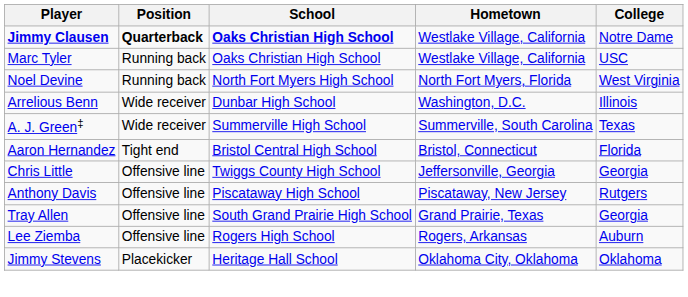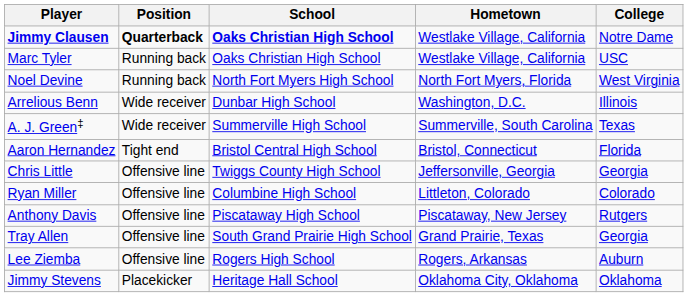+ row: (42, 193)
